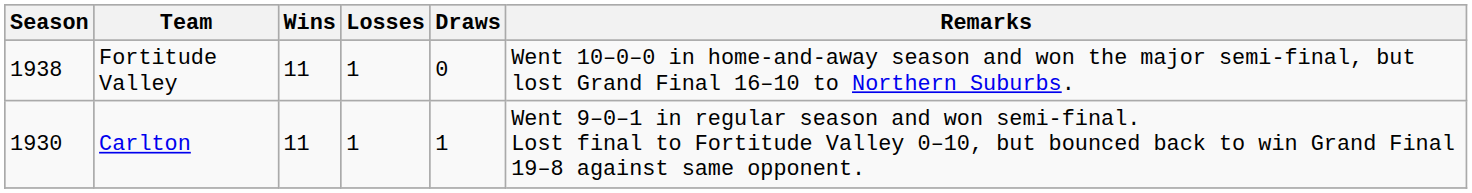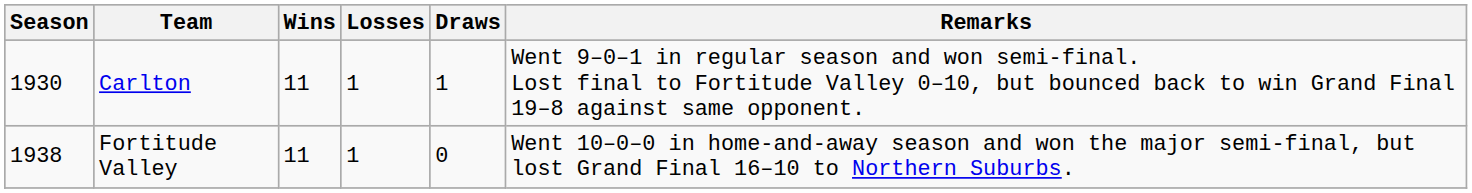rows swapped: (158, 71) <-> (145, 144)
